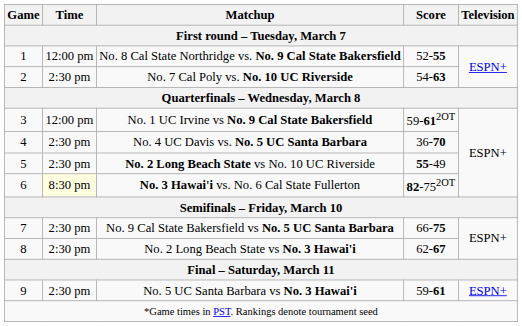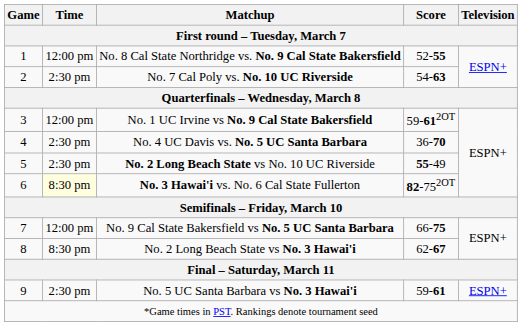(69, 228) 2:30 pm -> (69, 228) 12:00 pm
(69, 248) 2:30 pm -> (69, 248) 8:30 pm
